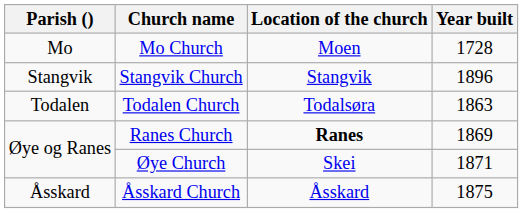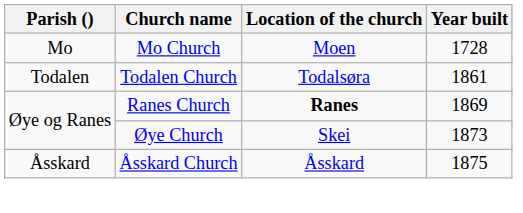- row: (181, 76)
(475, 105) 1863 -> (469, 76) 1861
(475, 163) 1871 -> (469, 134) 1873
